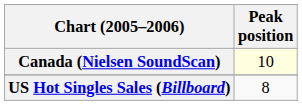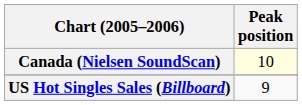(266, 87) 8 -> (266, 87) 9
